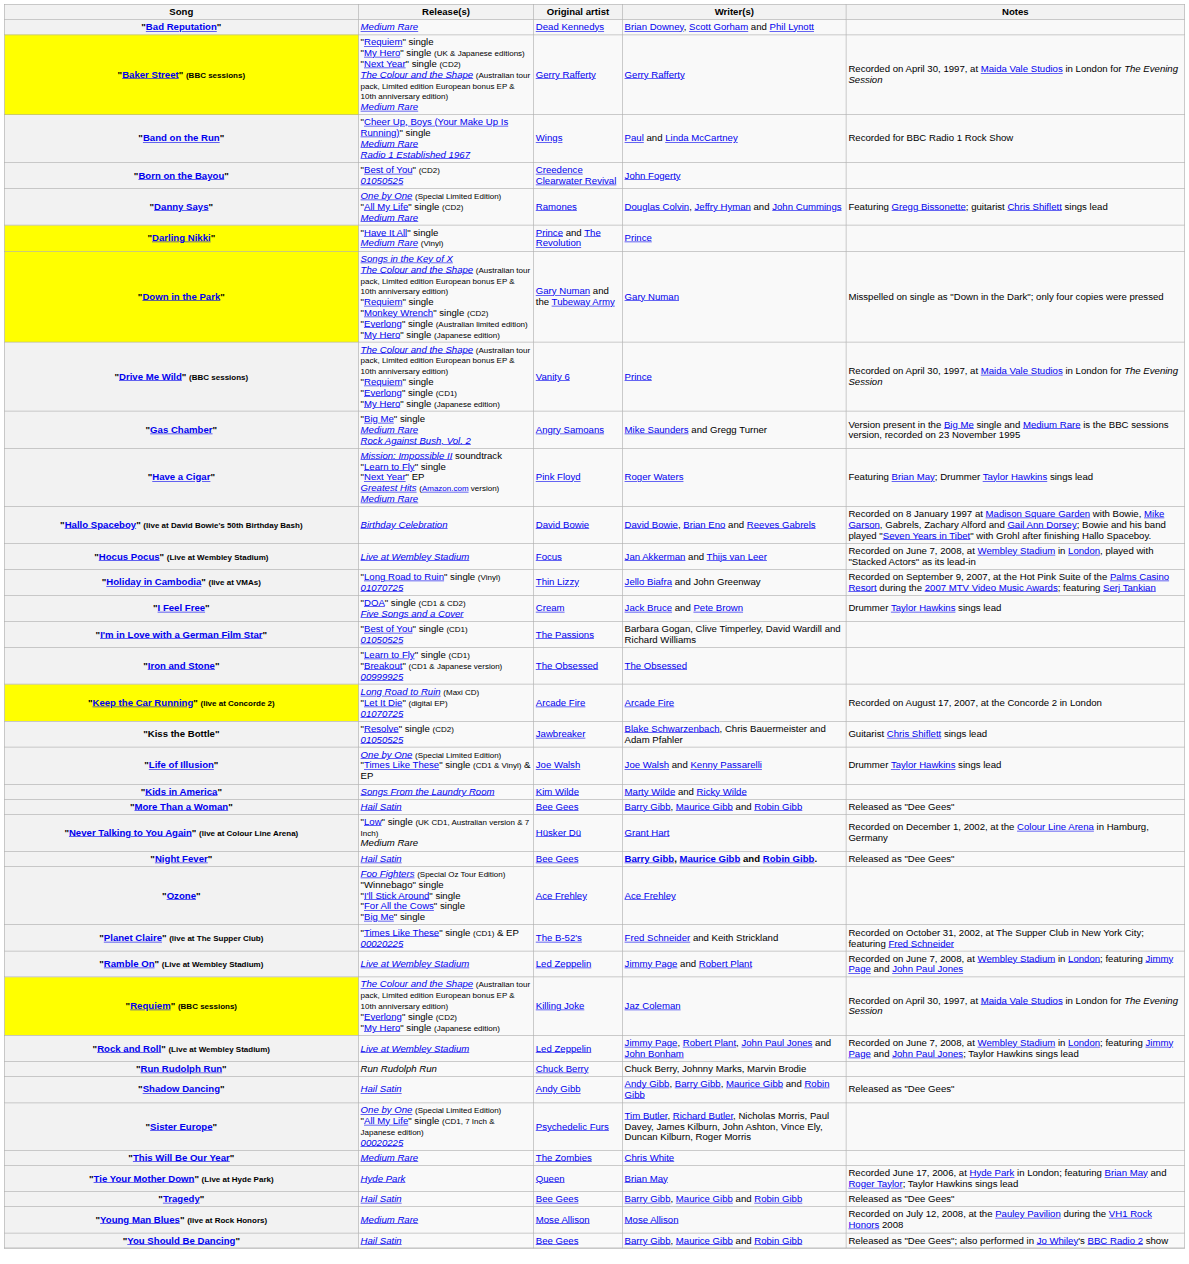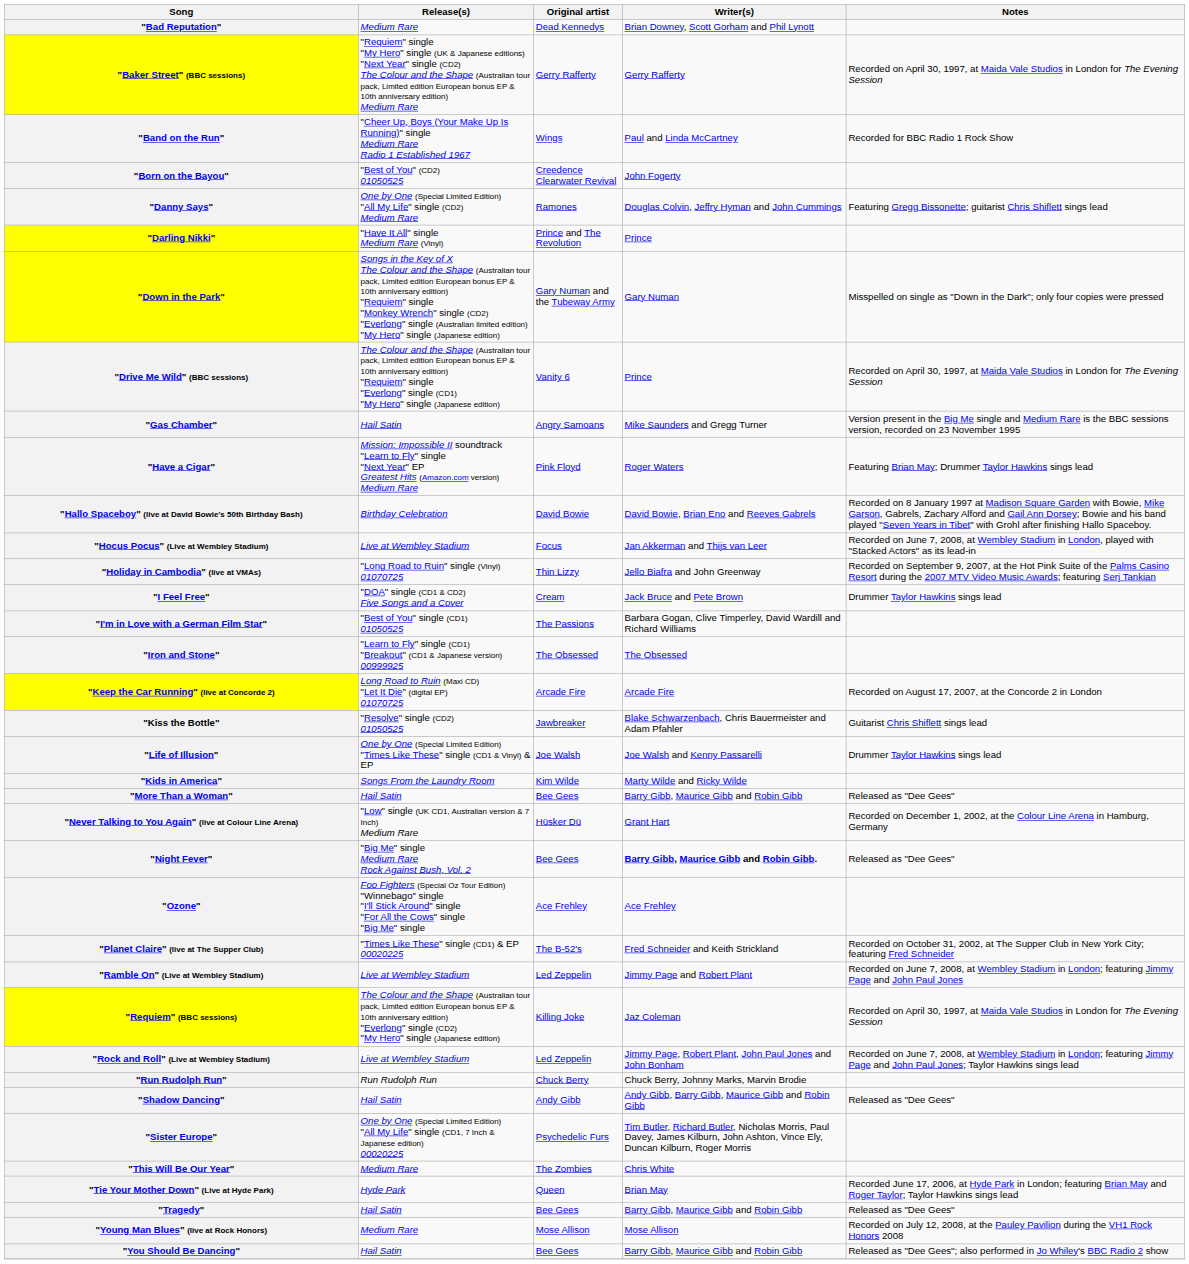(416, 429) "Big Me" single Medium Rare Rock Against Bush, Vol. 2 -> (381, 424) Hail Satin
(381, 859) Hail Satin -> (416, 859) "Big Me" single Medium Rare Rock Against Bush, Vol. 2
